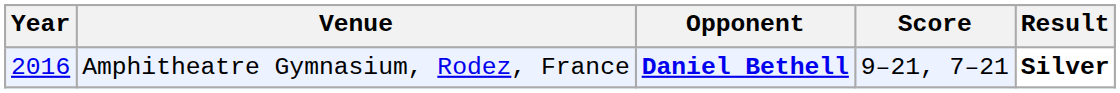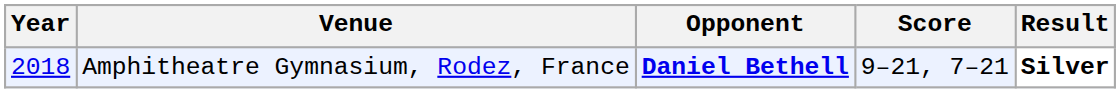(41, 67) 2016 -> (41, 67) 2018
